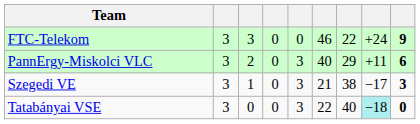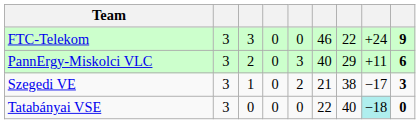(300, 84) 3 -> (300, 84) 2
(300, 107) 3 -> (300, 107) 0
